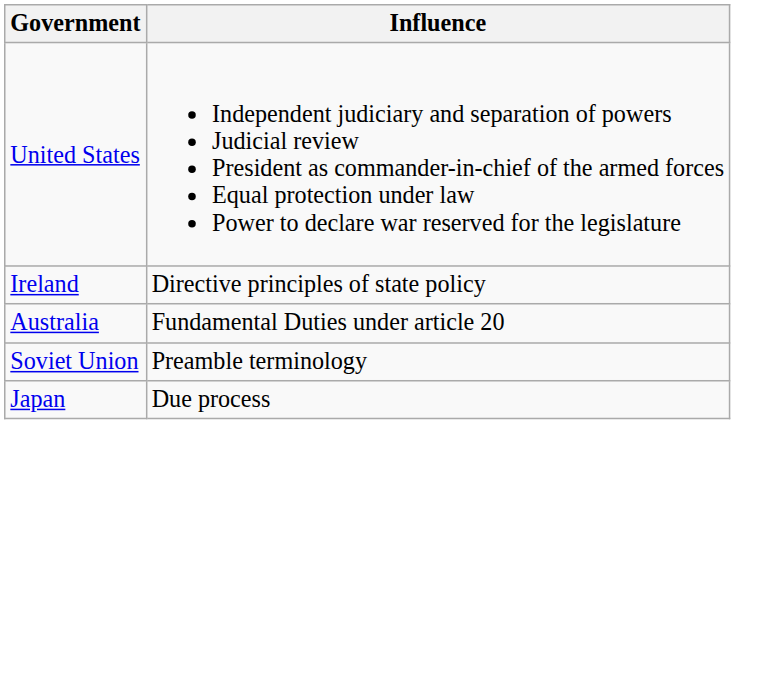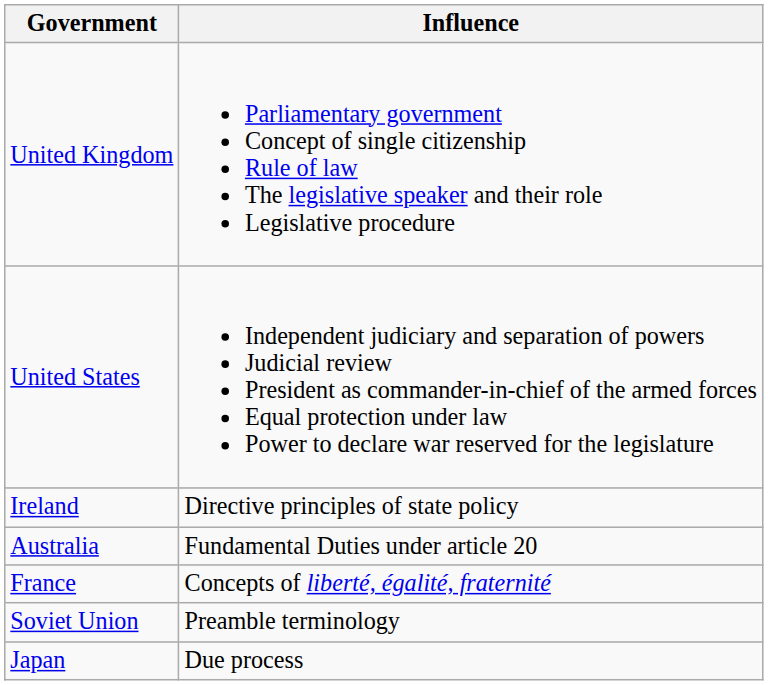+ row: (92, 154)
+ row: (43, 583)
